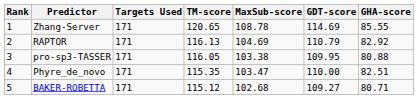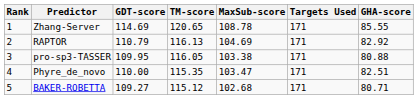columns swapped: (149, 12) <-> (331, 12)
